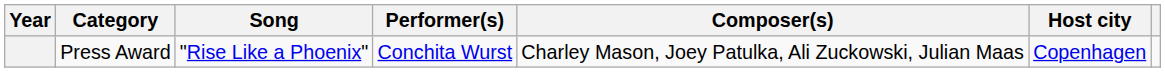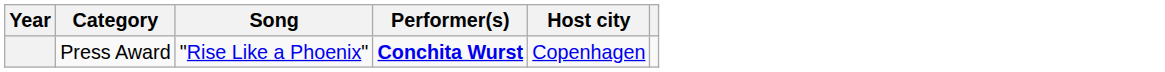- column: (773, 20)
(445, 52) normal -> (450, 52) bold
